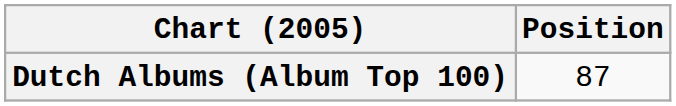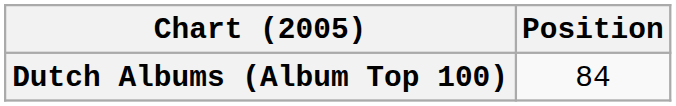(593, 77) 87 -> (593, 77) 84
